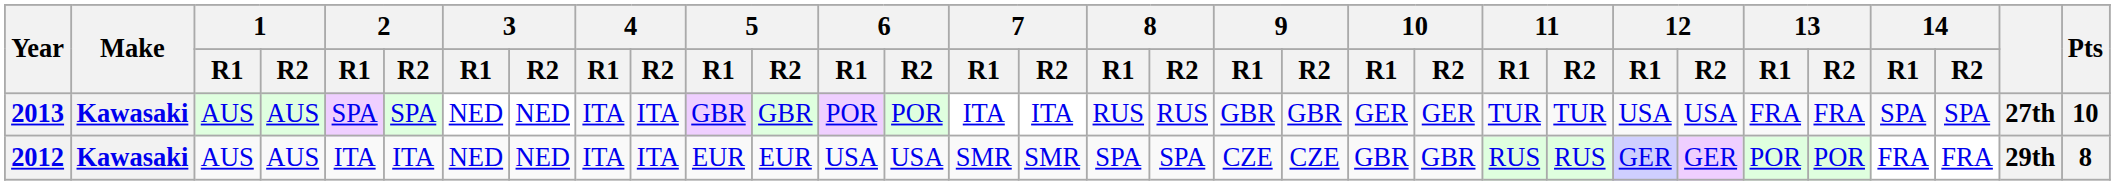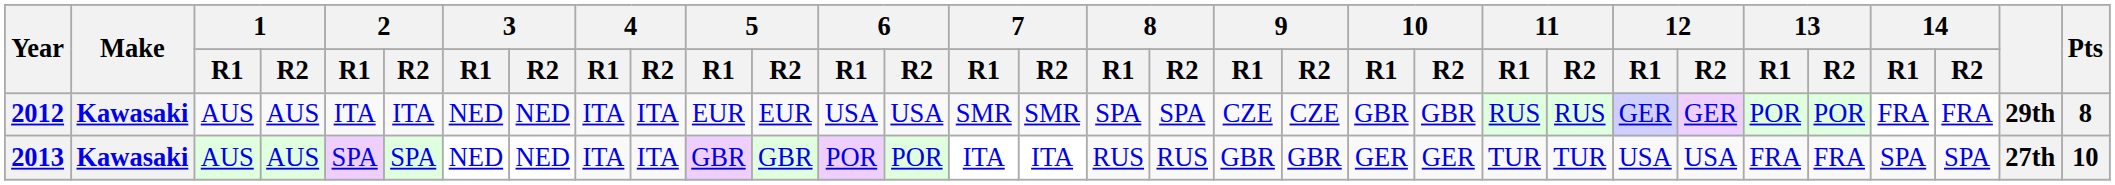rows swapped: (38, 157) <-> (38, 114)
